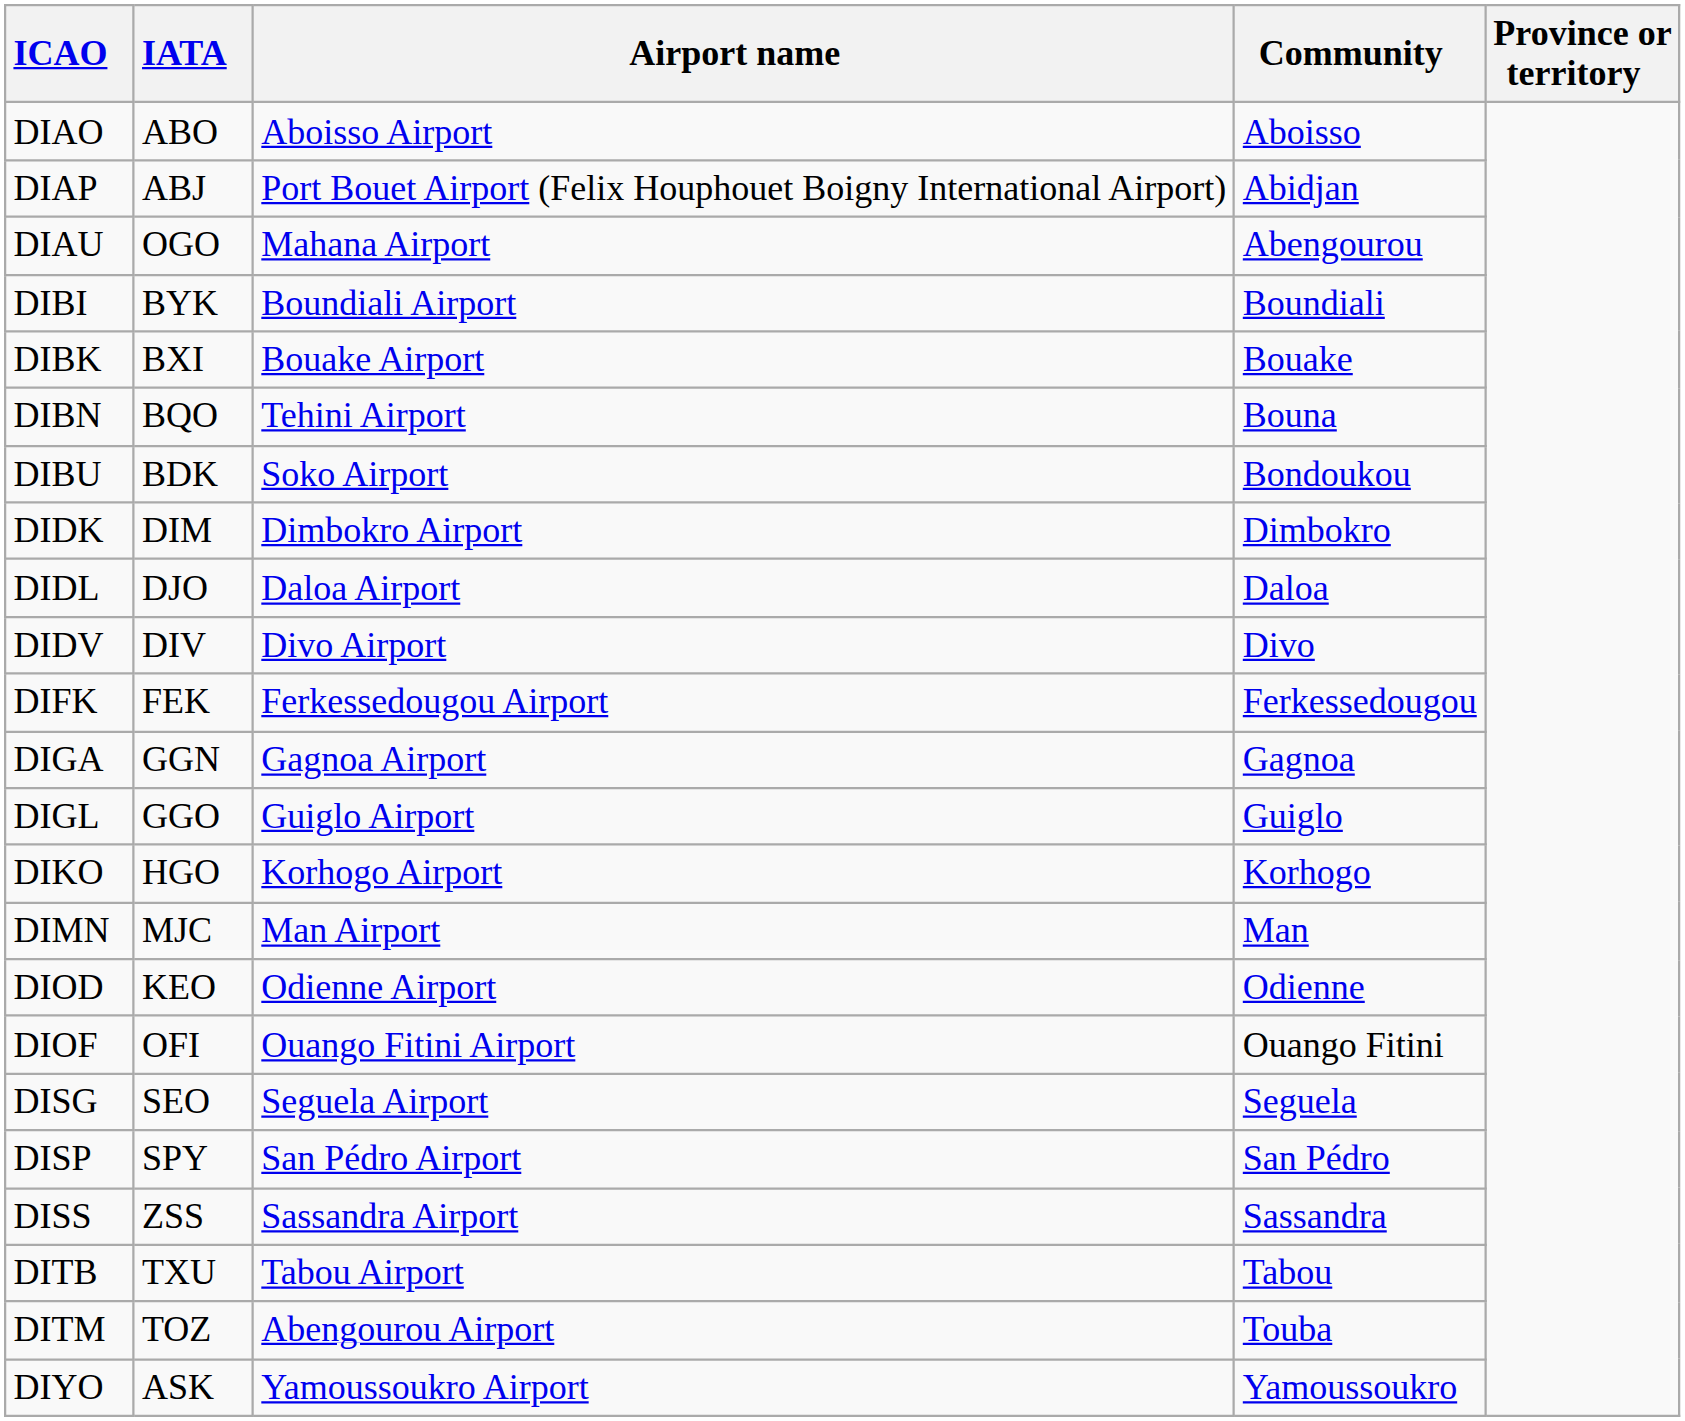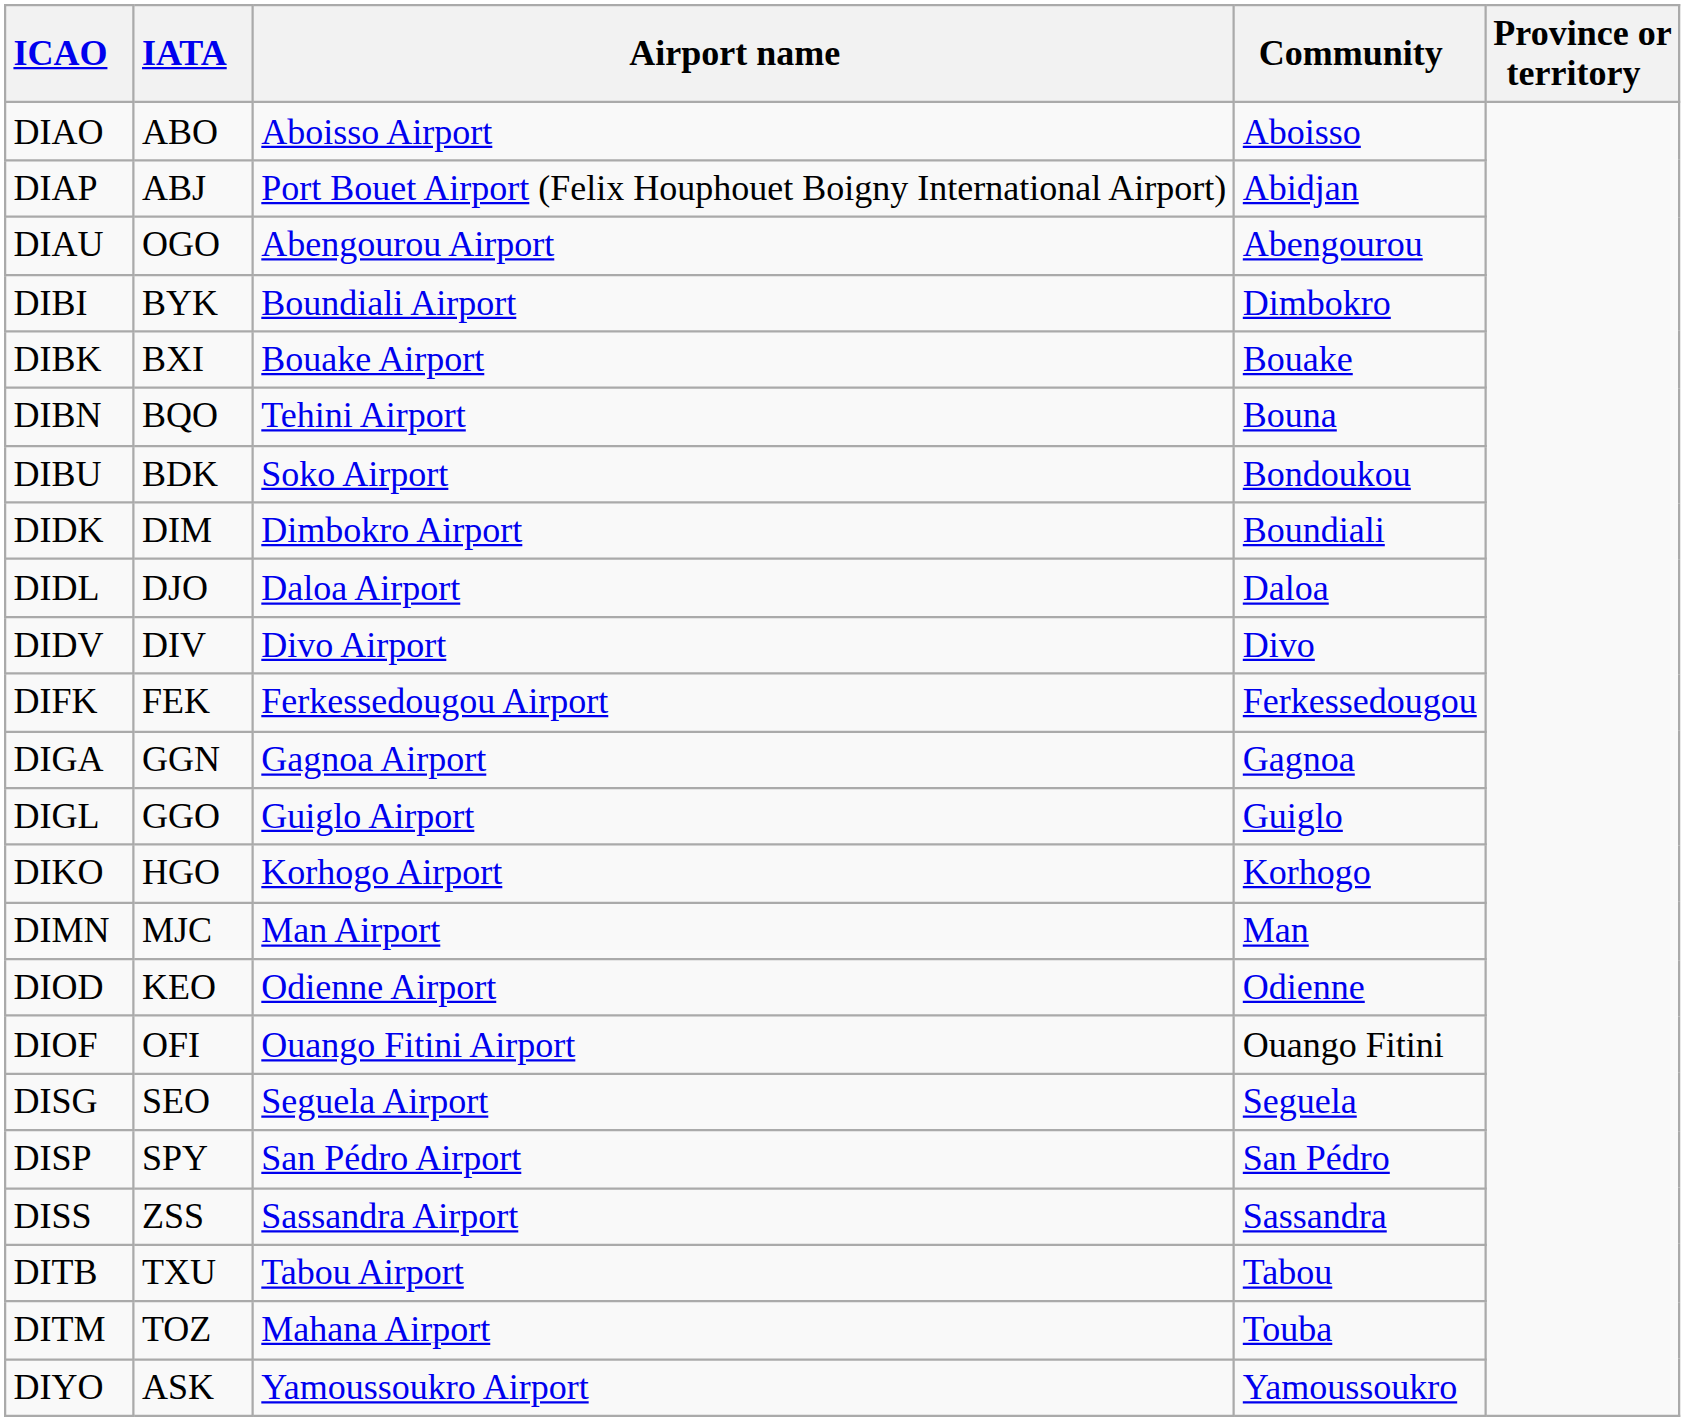(376, 244) Mahana Airport -> (408, 244) Abengourou Airport
(1314, 301) Boundiali -> (1317, 301) Dimbokro
(1317, 530) Dimbokro -> (1314, 530) Boundiali
(408, 1329) Abengourou Airport -> (376, 1329) Mahana Airport
